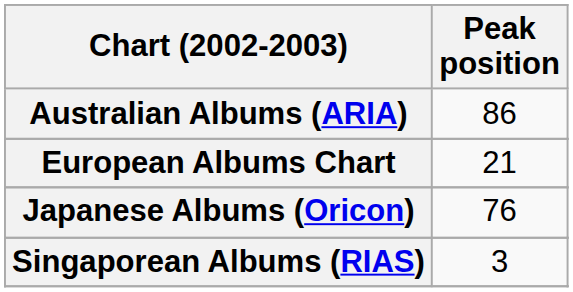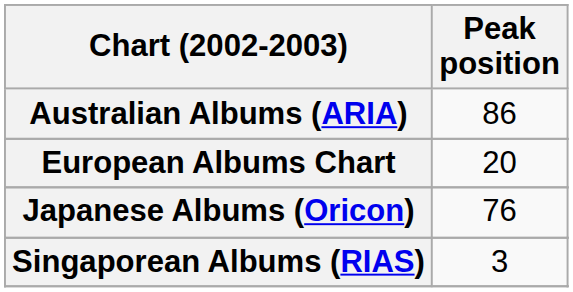(500, 162) 21 -> (500, 162) 20
